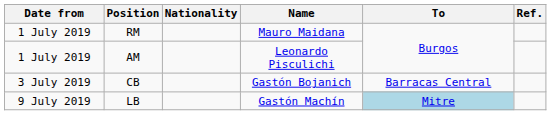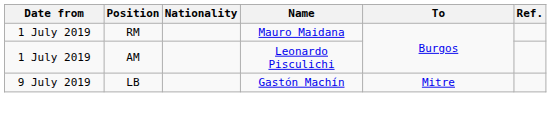- row: (133, 82)
(438, 100) lightblue background -> (438, 82) no background
